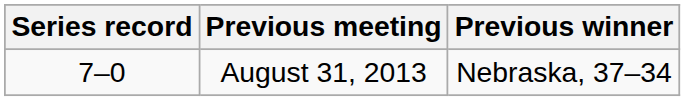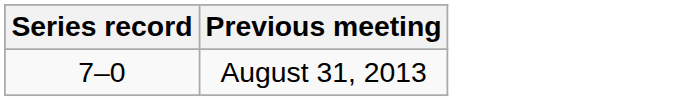- column: (564, 26)
